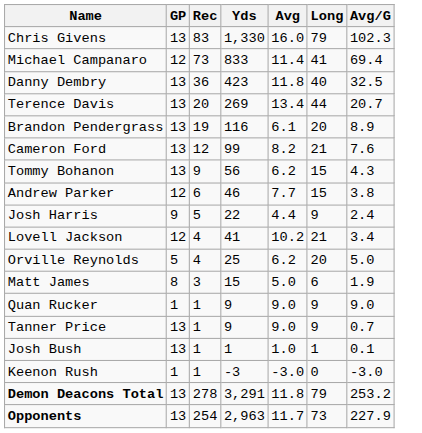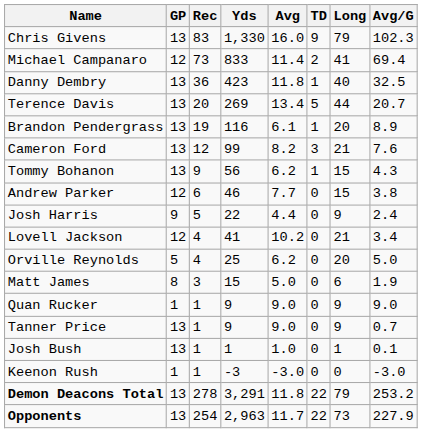+ column: (319, 16)
